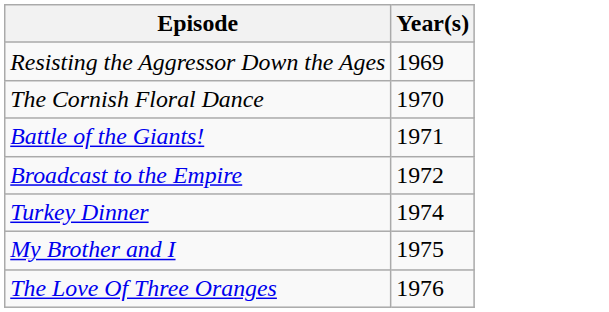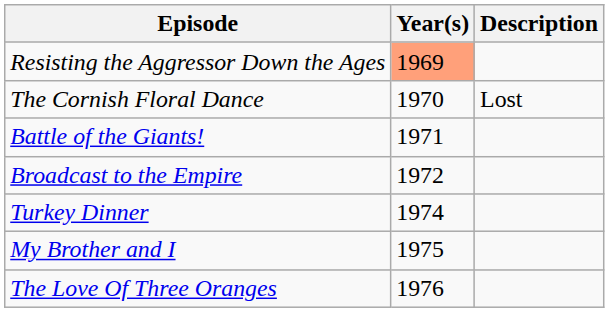+ column: (539, 23)
(420, 61) no background -> (420, 61) lightsalmon background
